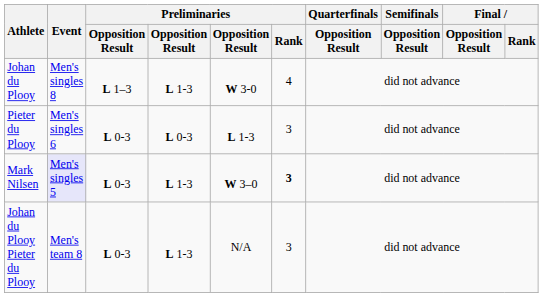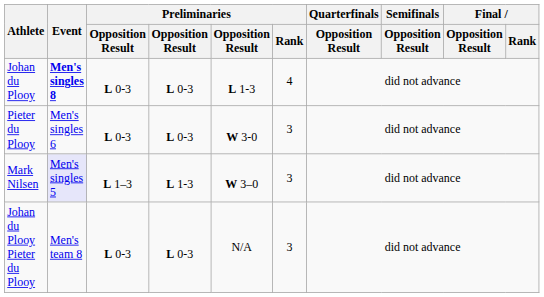(67, 82) normal -> (67, 82) bold
(117, 89) L 1–3 -> (118, 89) L 0-3
(179, 89) L 1-3 -> (180, 89) L 0-3
(241, 89) W 3-0 -> (242, 89) L 1-3
(241, 137) L 1-3 -> (242, 137) W 3-0
(117, 185) L 0-3 -> (118, 185) L 1–3
(289, 178) bold -> (289, 178) normal
(179, 254) L 1-3 -> (180, 254) L 0-3
